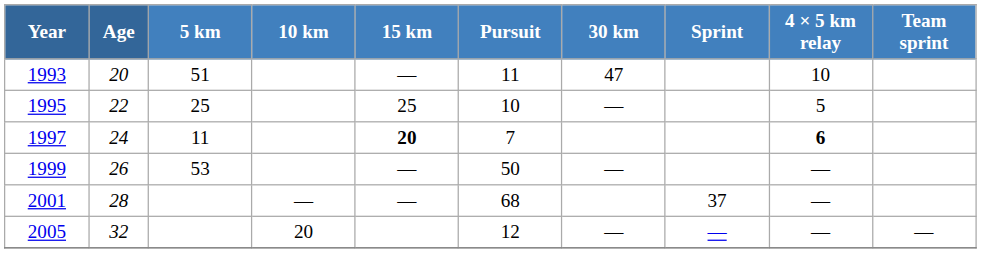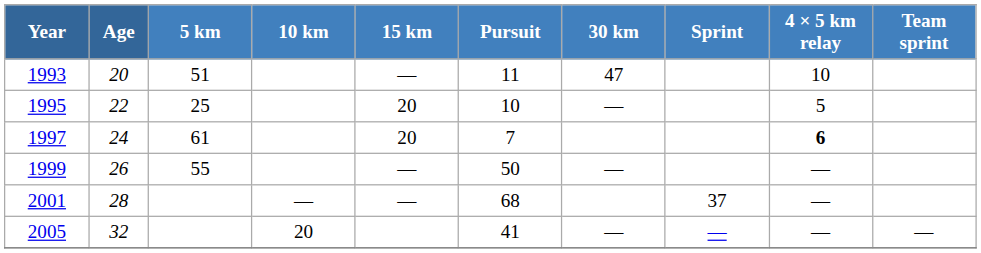(407, 106) 25 -> (407, 106) 20
(200, 137) 11 -> (200, 137) 61
(407, 137) bold -> (407, 137) normal
(200, 169) 53 -> (200, 169) 55
(510, 232) 12 -> (510, 232) 41
